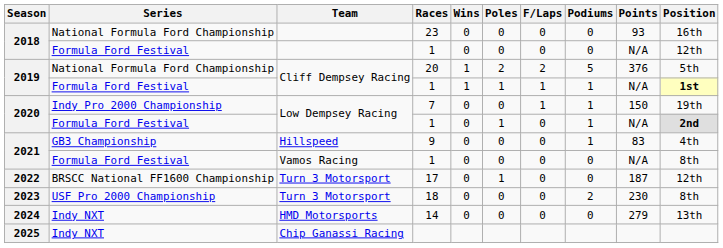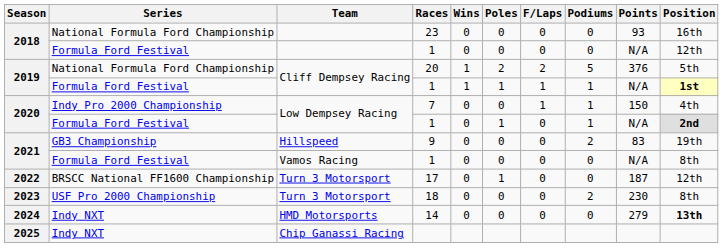(689, 105) 19th -> (689, 105) 4th
(590, 141) 1 -> (590, 141) 2
(689, 141) 4th -> (689, 141) 19th
(689, 214) normal -> (689, 214) bold
